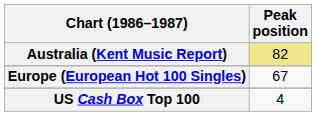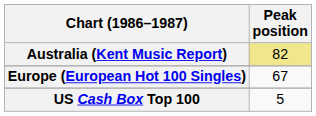(280, 99) 4 -> (280, 99) 5
